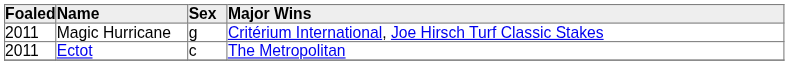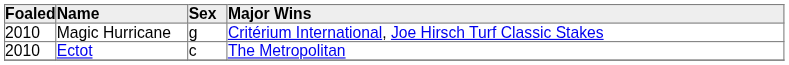(22, 32) 2011 -> (23, 32) 2010
(22, 51) 2011 -> (23, 51) 2010
